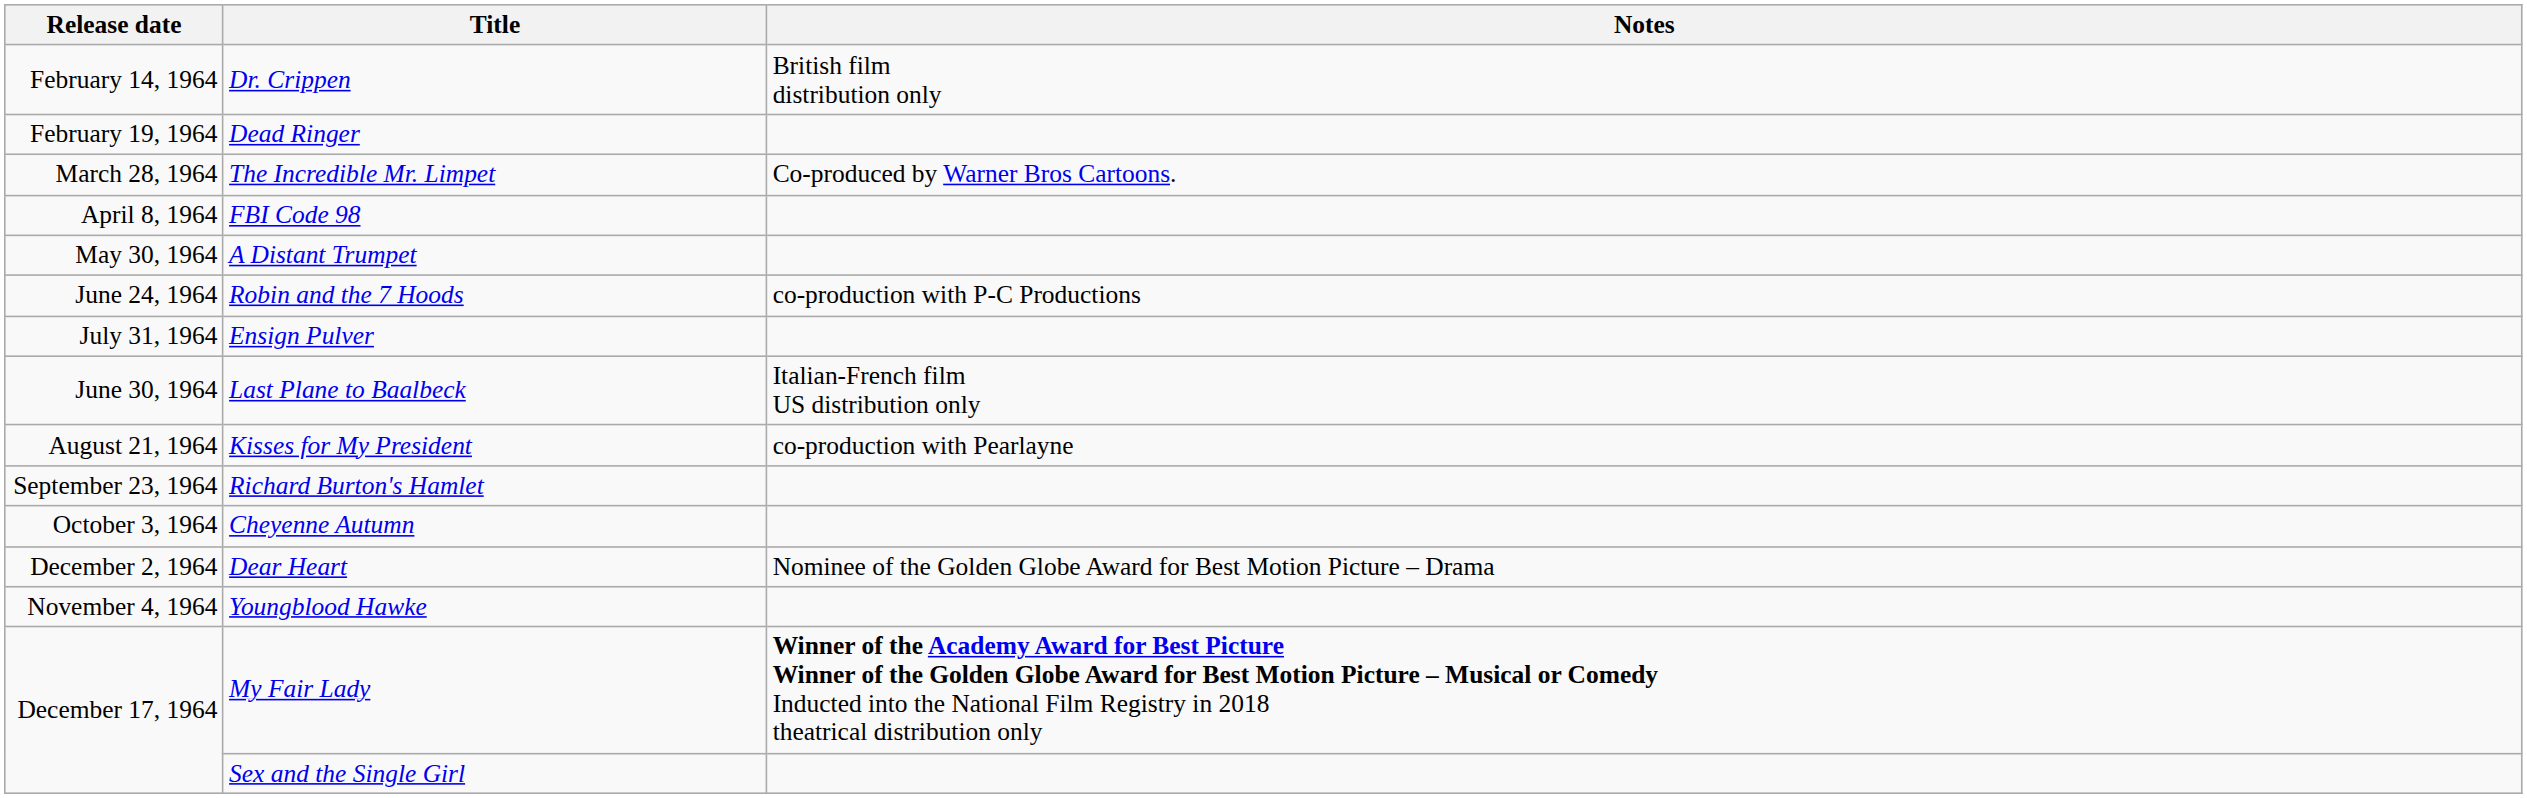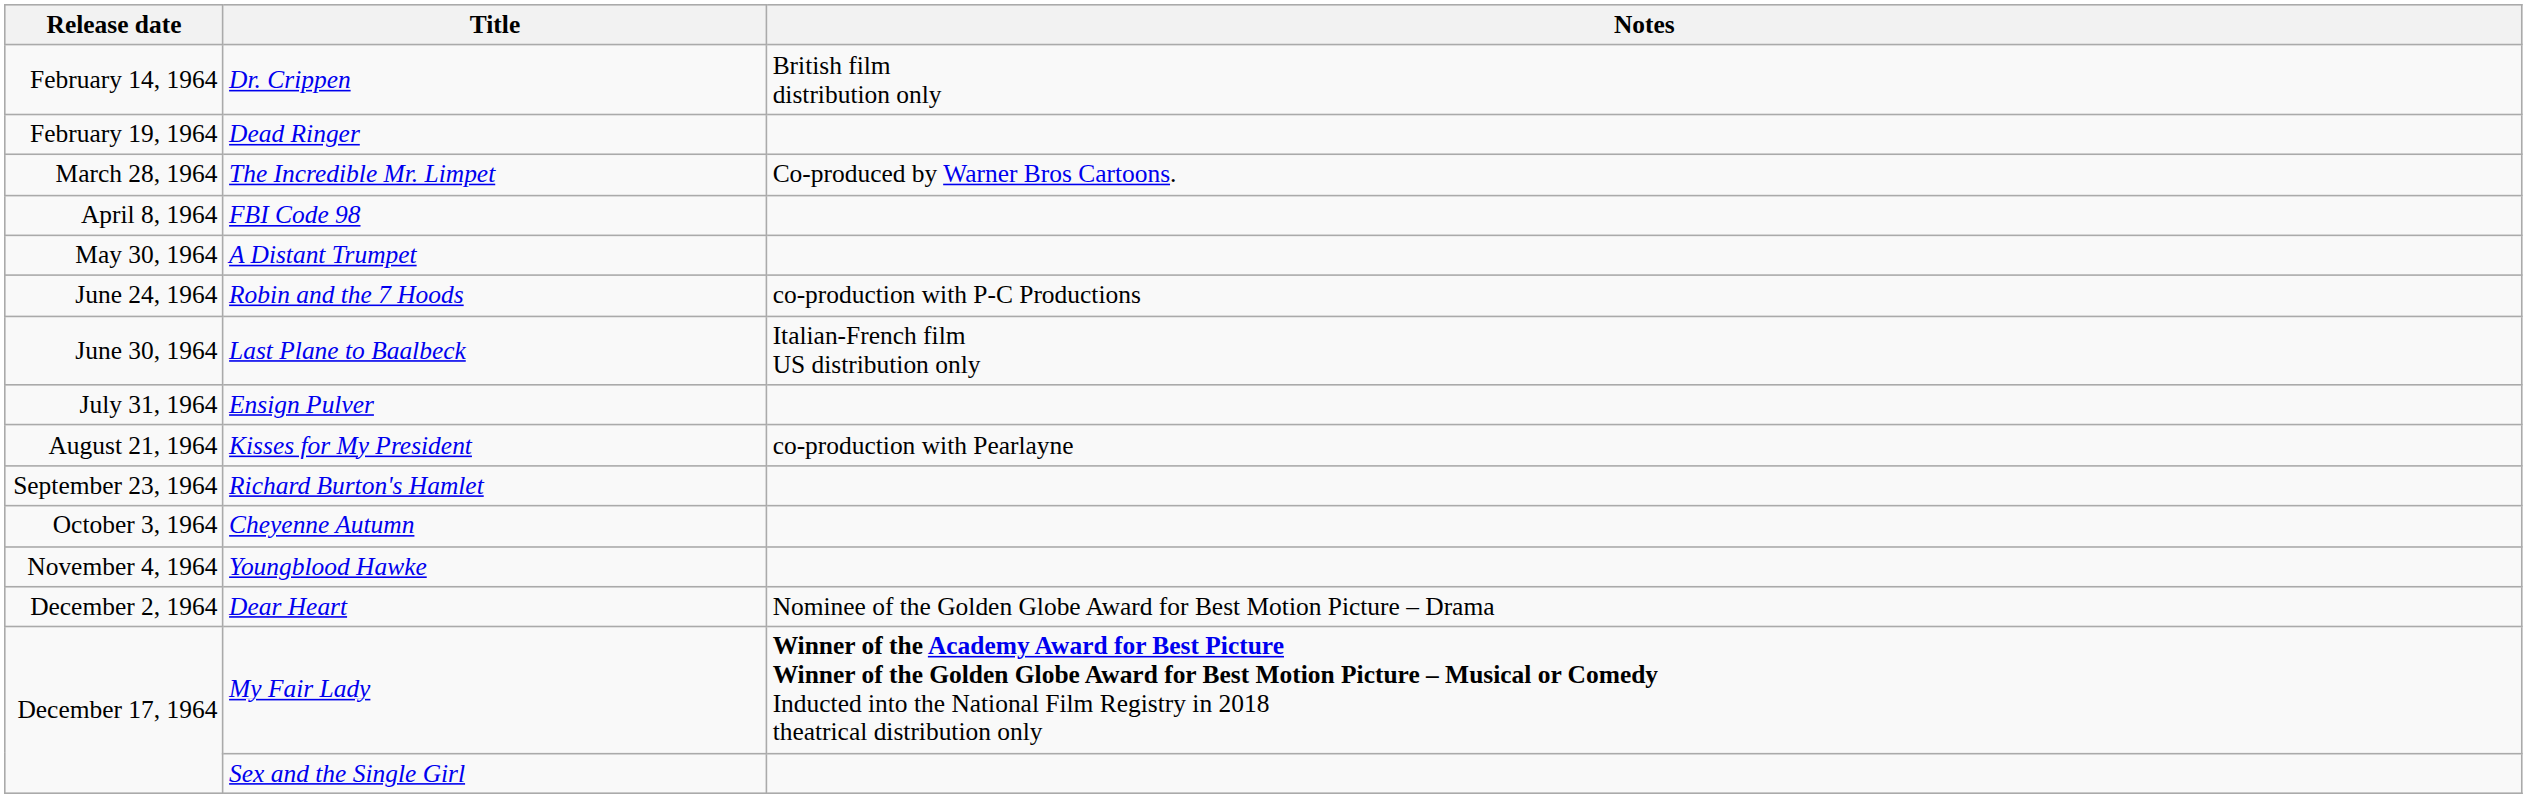rows swapped: (347, 390) <-> (302, 335)
rows swapped: (328, 606) <-> (288, 566)
